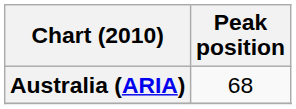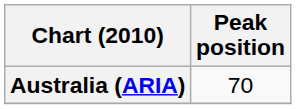(240, 84) 68 -> (240, 84) 70
